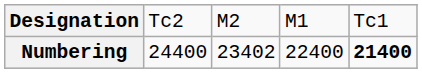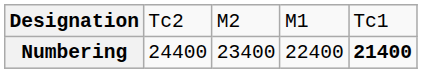(246, 53) 23402 -> (246, 53) 23400
